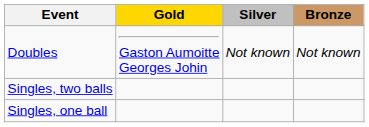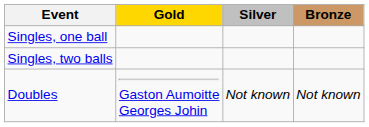rows swapped: (57, 110) <-> (33, 52)
